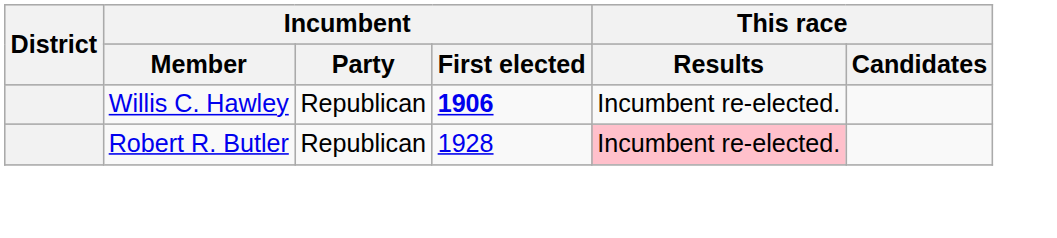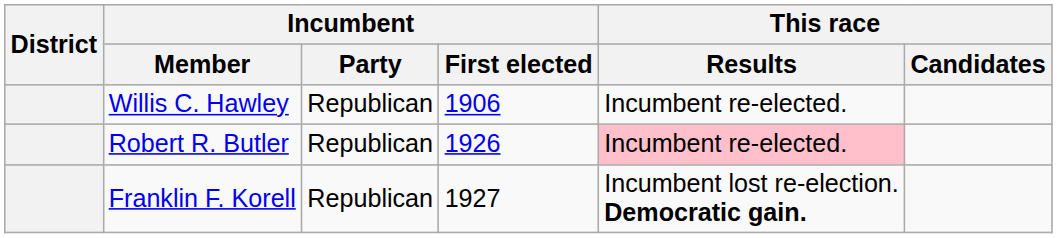(466, 104) bold -> (473, 104) normal
(466, 143) 1928 -> (473, 143) 1926
+ row: (202, 197)
